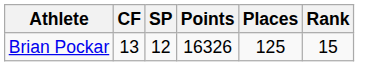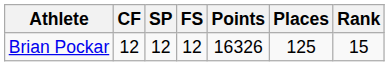+ column: (192, 19)
(129, 47) 13 -> (129, 47) 12
